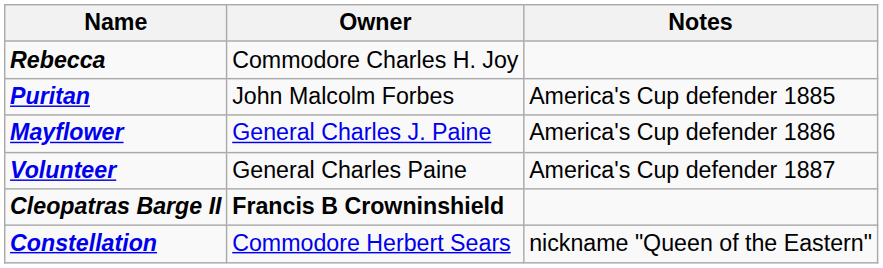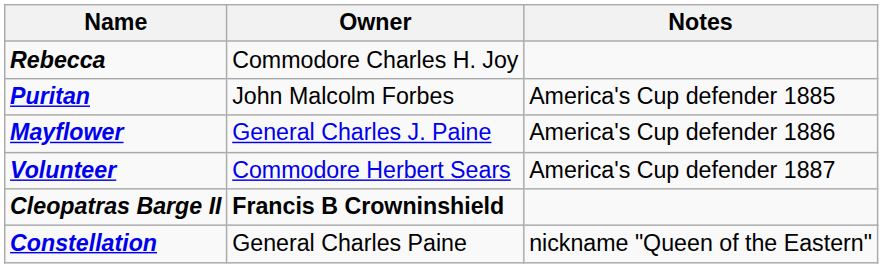(350, 170) General Charles Paine -> (371, 170) Commodore Herbert Sears
(371, 243) Commodore Herbert Sears -> (350, 243) General Charles Paine
